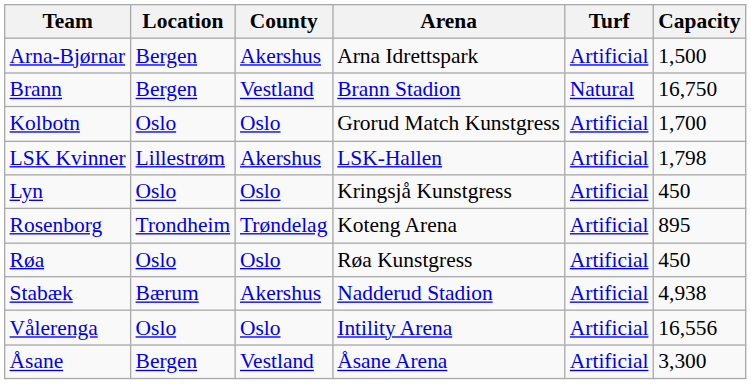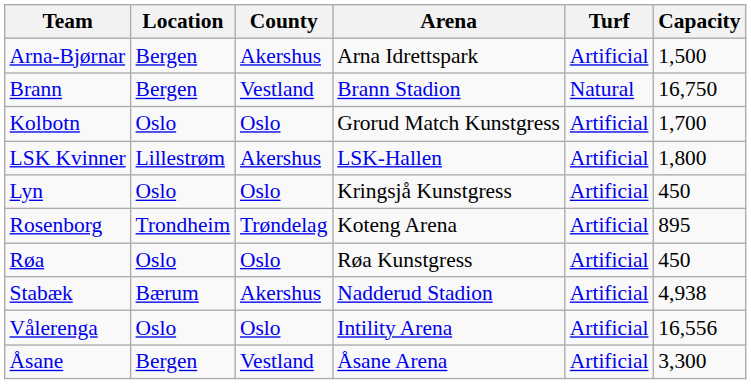(682, 157) 1,798 -> (682, 157) 1,800
